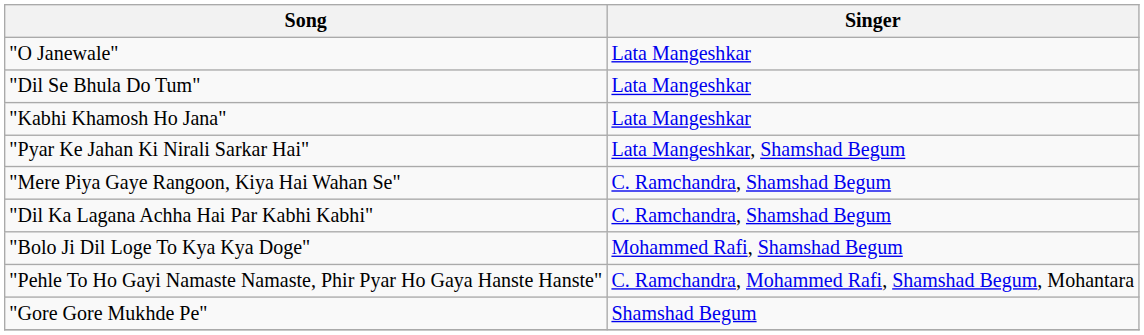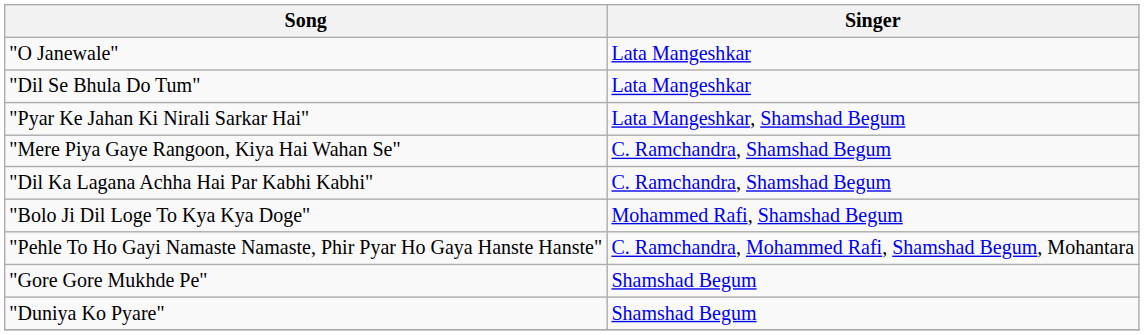- row: (118, 117)
+ row: (87, 312)
